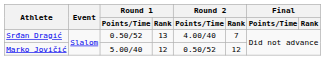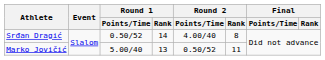(163, 36) 13 -> (163, 36) 14
(236, 36) 7 -> (236, 36) 8
(163, 49) 12 -> (163, 49) 13
(236, 49) 12 -> (236, 49) 11
